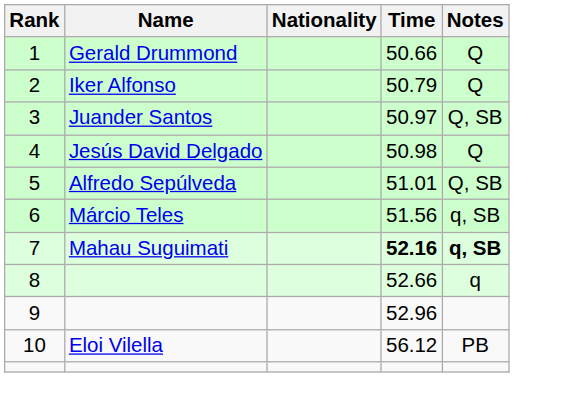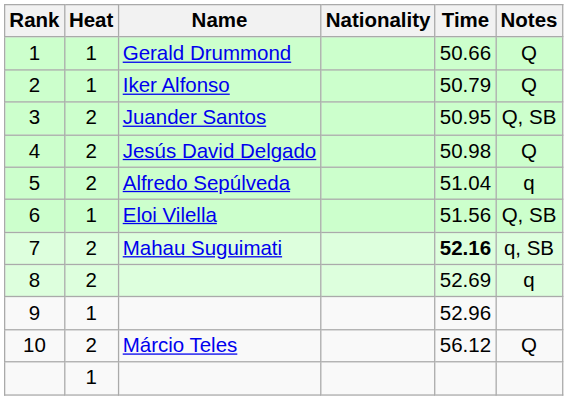+ column: (91, 20)
(412, 118) 50.97 -> (465, 118) 50.95
(412, 183) 51.01 -> (465, 183) 51.04
(475, 183) Q, SB -> (529, 183) q
(126, 215) Márcio Teles -> (170, 215) Eloi Vilella
(475, 215) q, SB -> (529, 215) Q, SB
(475, 248) bold -> (529, 248) normal
(412, 280) 52.66 -> (465, 280) 52.69
(116, 345) Eloi Vilella -> (180, 345) Márcio Teles
(475, 345) PB -> (529, 345) Q
